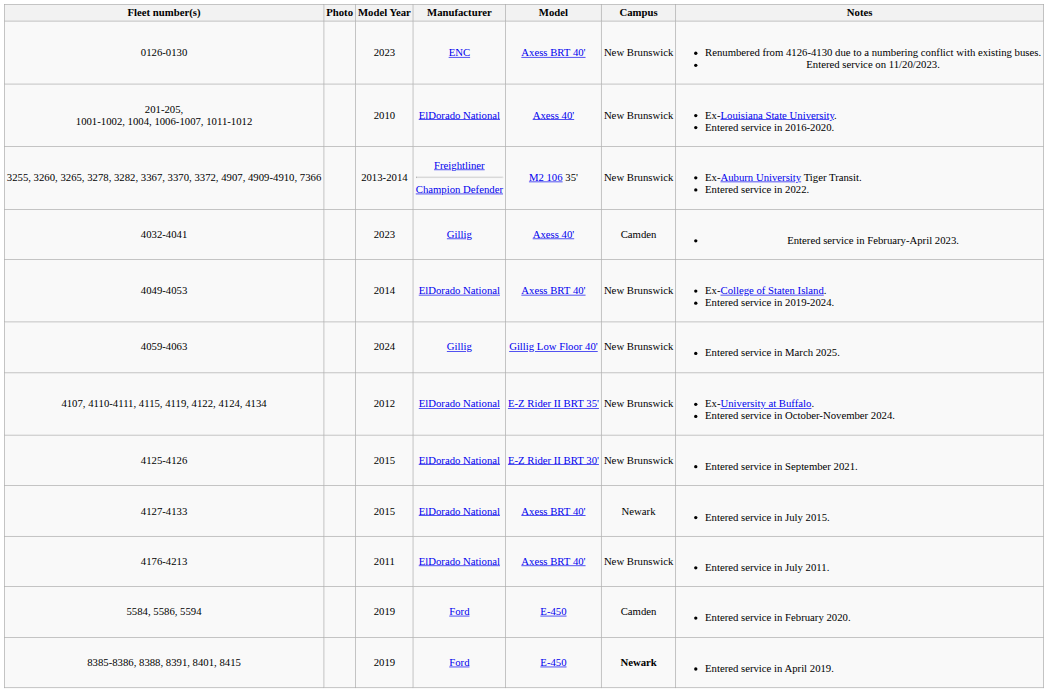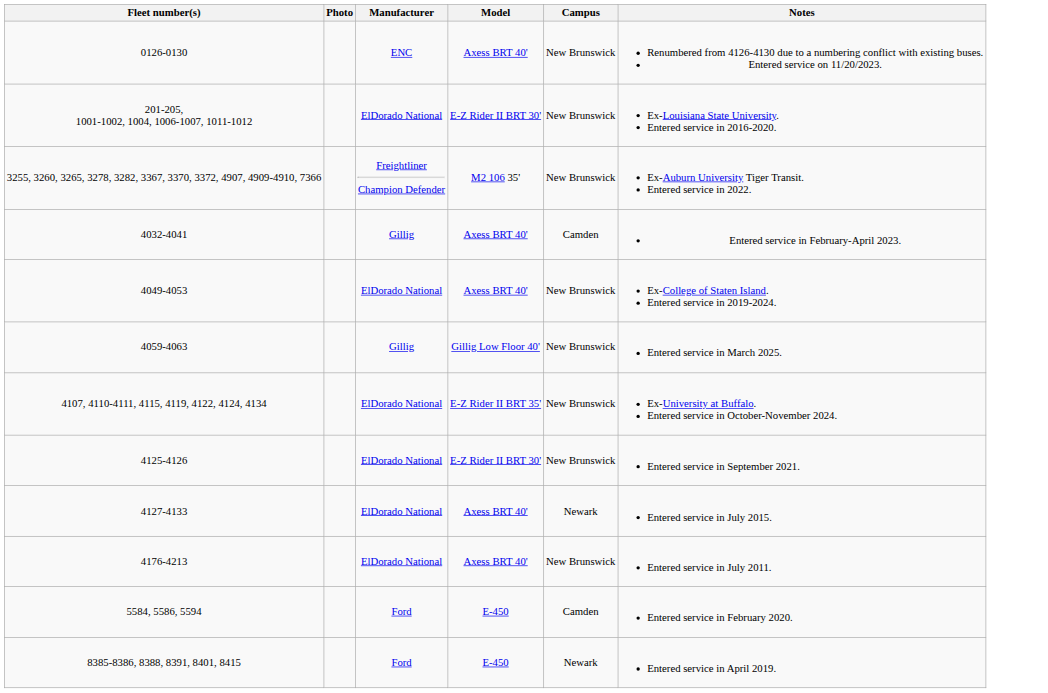- column: (384, 13)
(553, 115) Axess 40' -> (496, 115) E-Z Rider II BRT 30'
(553, 234) Axess 40' -> (496, 234) Axess BRT 40'
(639, 662) bold -> (581, 662) normal
